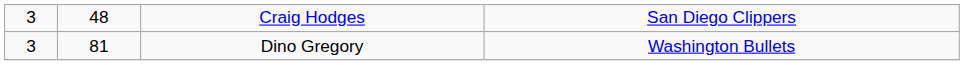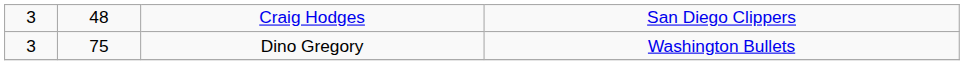(99, 45) 81 -> (99, 45) 75
